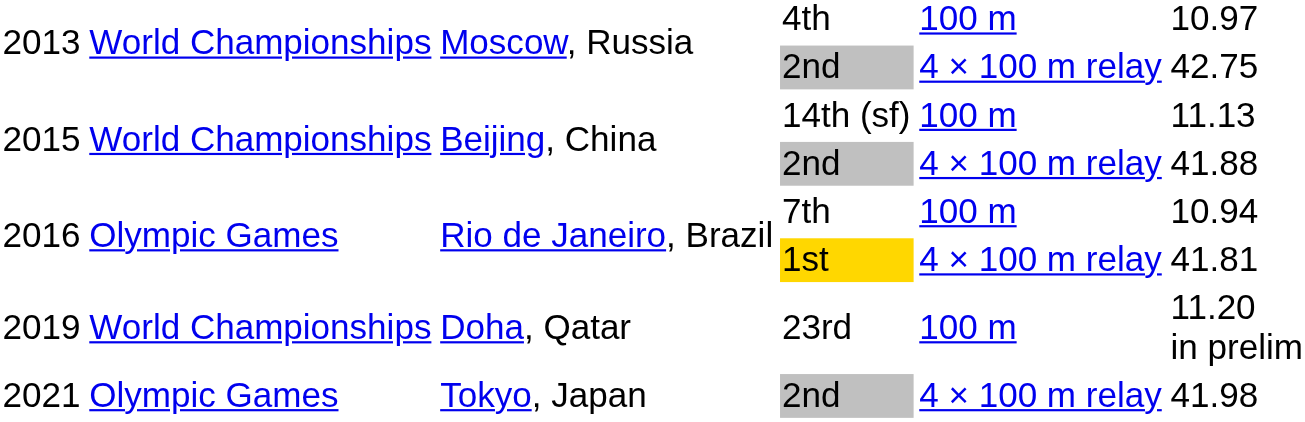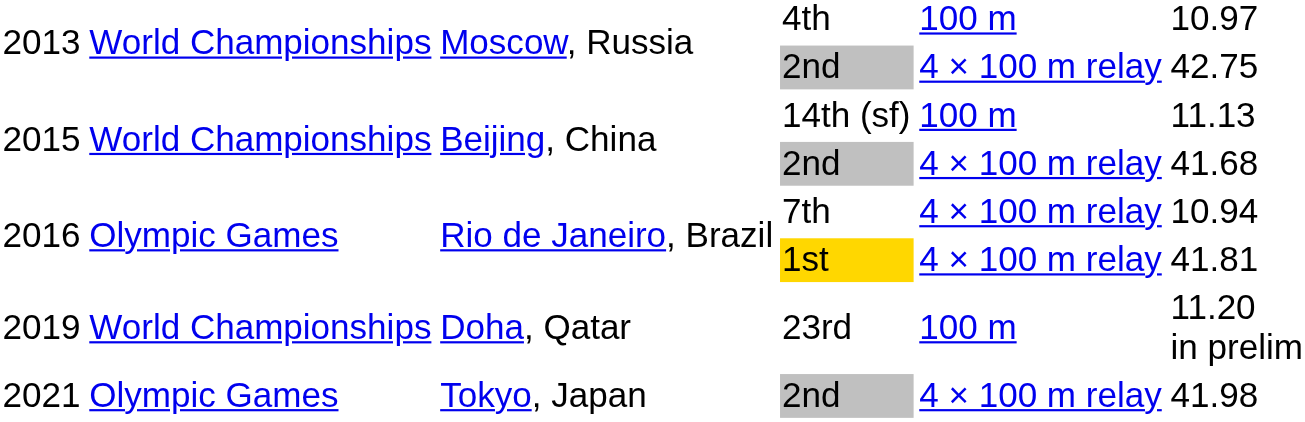(1214, 163) 41.88 -> (1214, 163) 41.68
(968, 211) 100 m -> (1041, 211) 4 × 100 m relay
